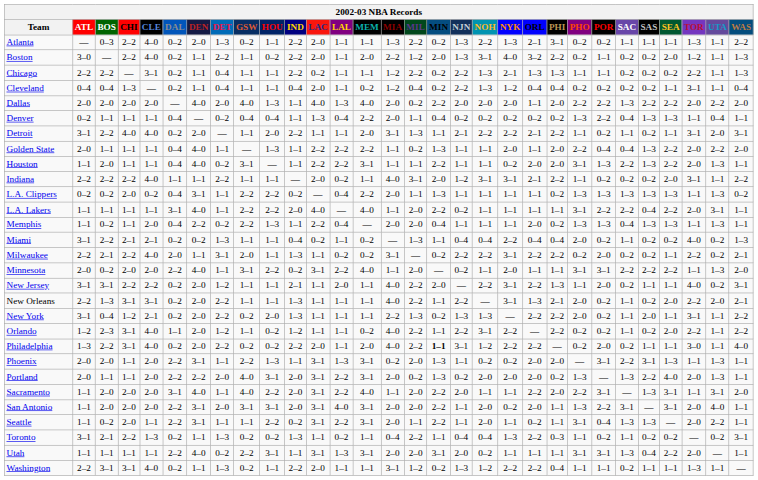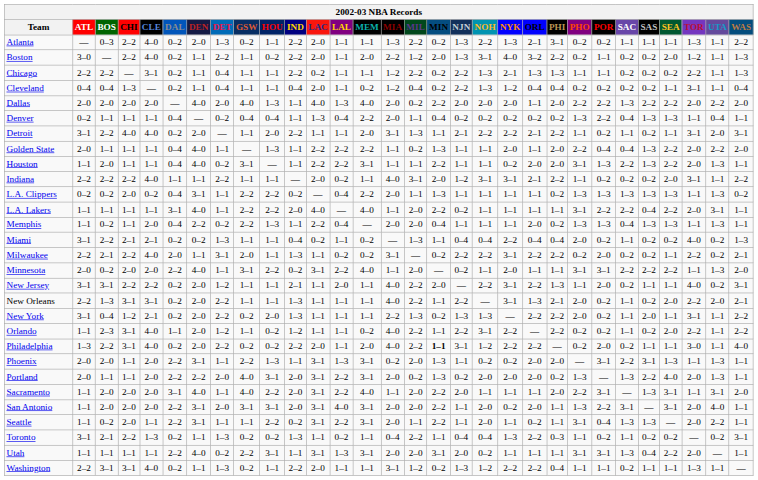(84, 331) 1–2 -> (84, 331) 1–1
(535, 392) 2–2 -> (535, 392) 1–1
